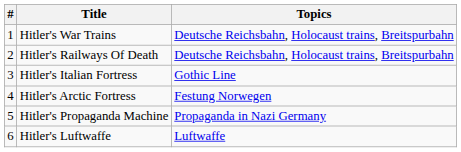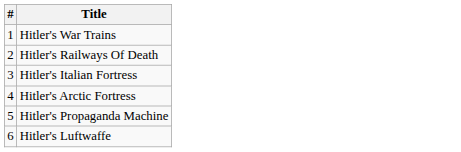- column: (314, 14)
